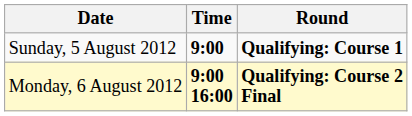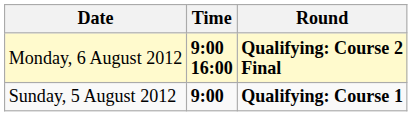rows swapped: (93, 47) <-> (96, 86)
